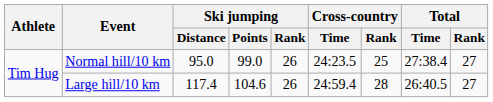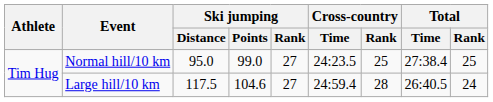(290, 61) 26 -> (290, 61) 27
(469, 61) 27 -> (469, 61) 25
(201, 85) 117.4 -> (201, 85) 117.5
(290, 85) 26 -> (290, 85) 27
(469, 85) 27 -> (469, 85) 24
